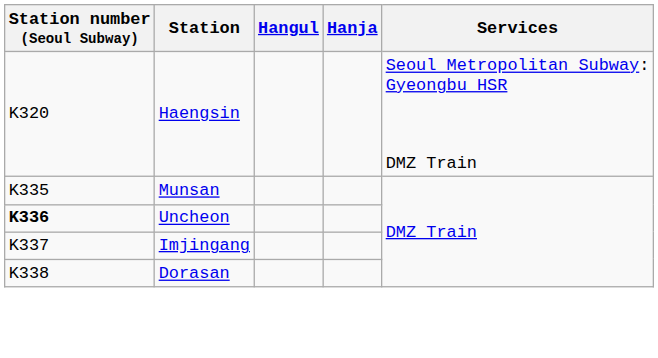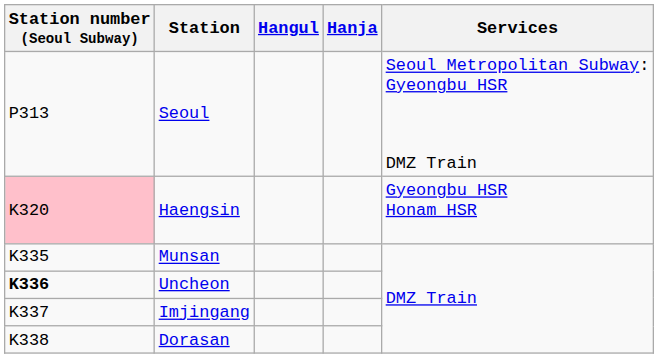+ row: (184, 114)
(29, 114) no background -> (29, 210) pink background
(518, 114) Seoul Metropolitan Subway: Gyeongbu HSR DMZ Train -> (447, 200) Gyeongbu HSR Honam HSR
